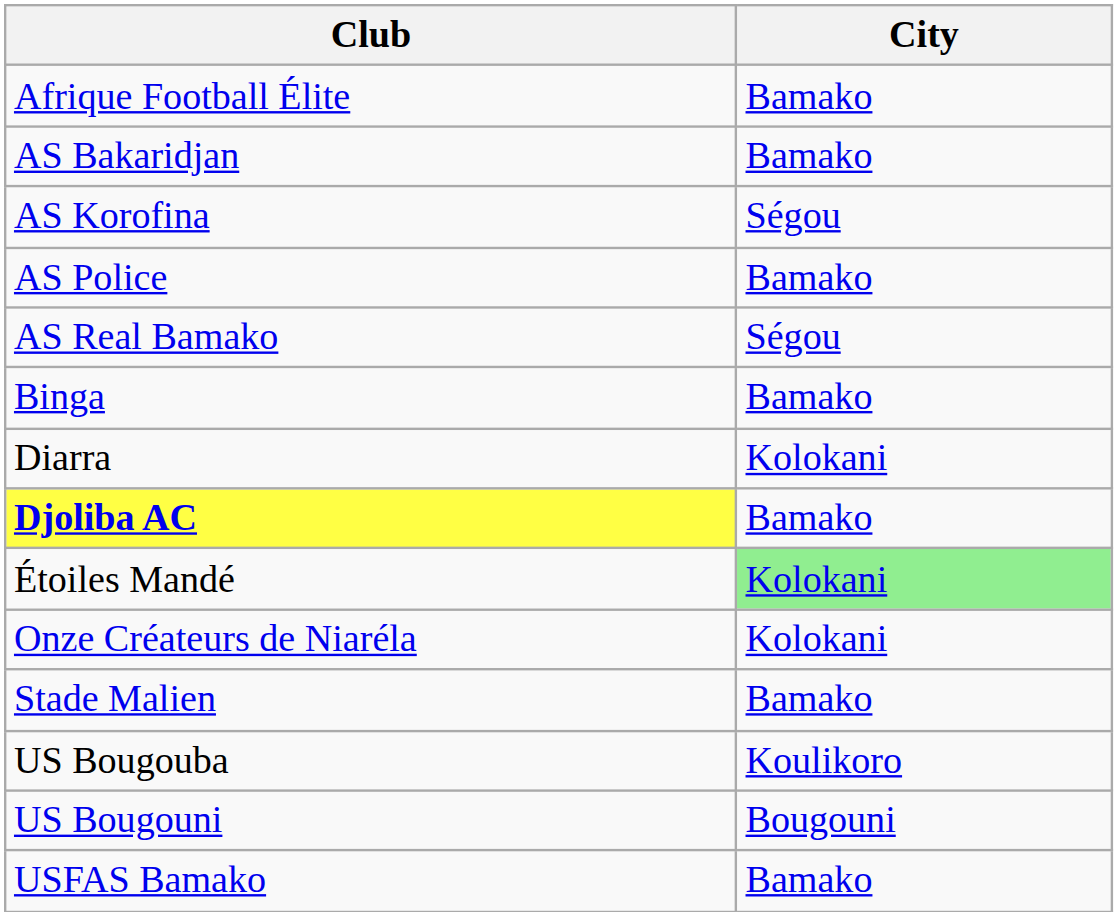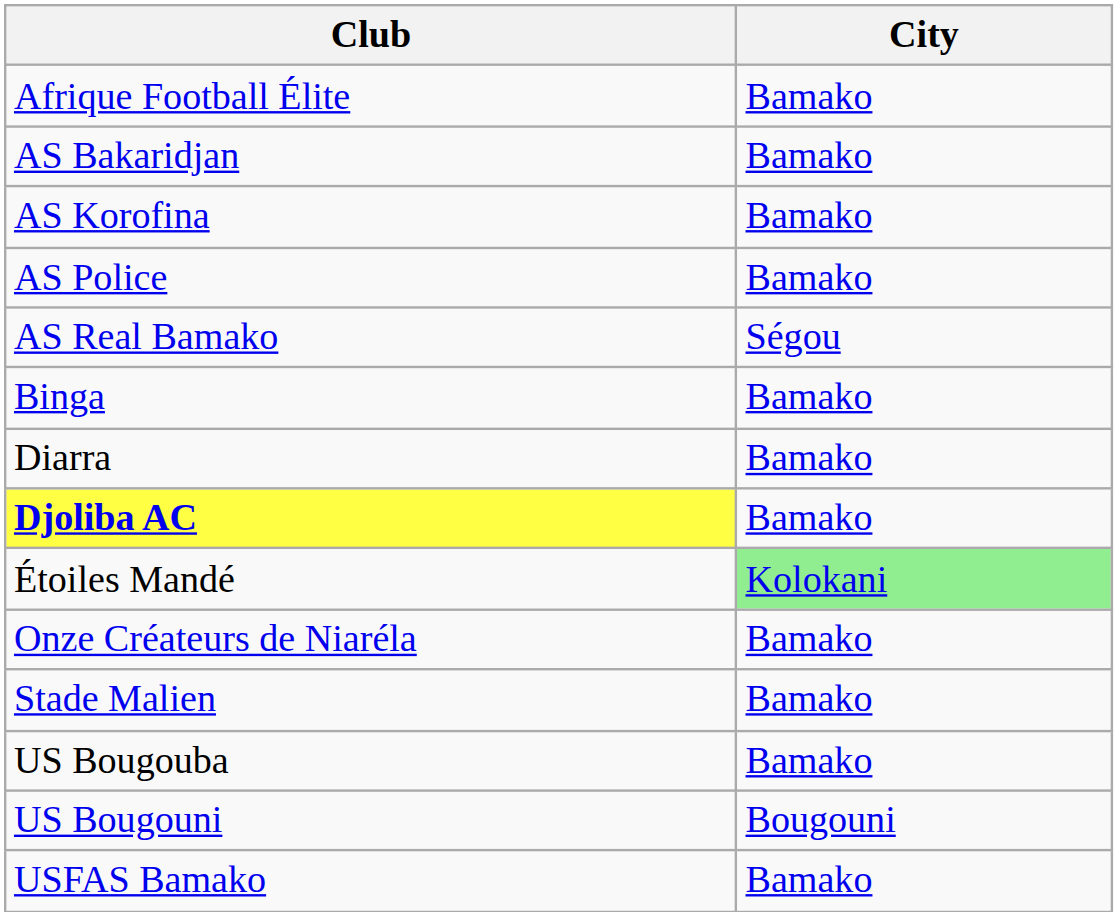(793, 215) Ségou -> (809, 215) Bamako
(816, 457) Kolokani -> (809, 457) Bamako
(816, 638) Kolokani -> (809, 638) Bamako
(824, 759) Koulikoro -> (809, 759) Bamako
